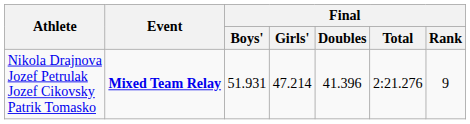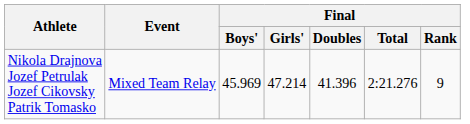(165, 84) bold -> (162, 84) normal
(247, 84) 51.931 -> (242, 84) 45.969
